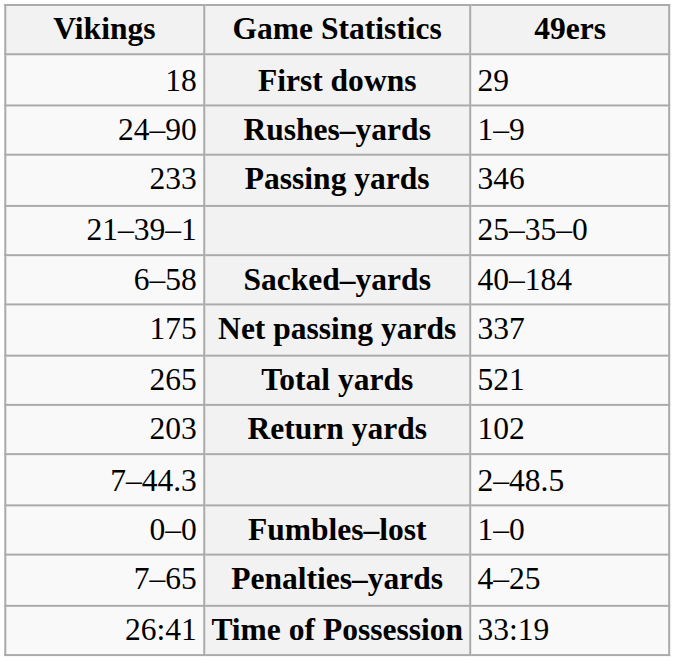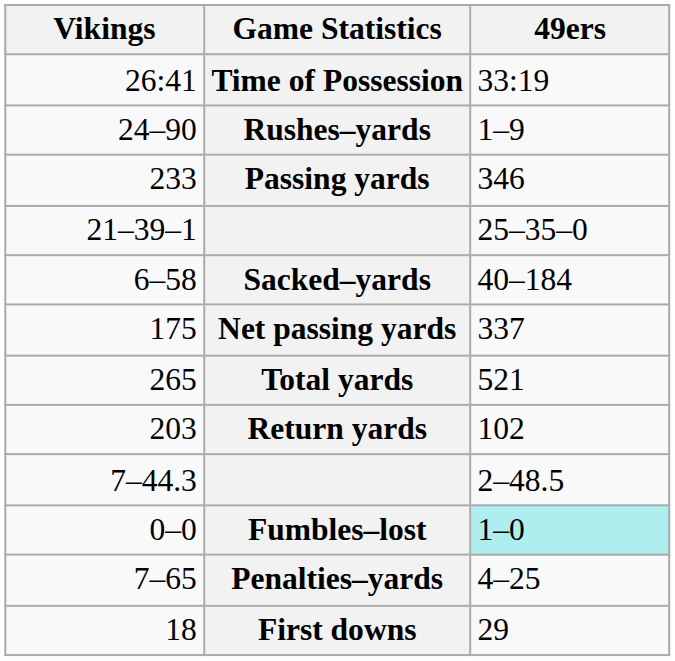rows swapped: (181, 79) <-> (161, 629)
(501, 529) no background -> (501, 529) paleturquoise background
